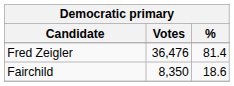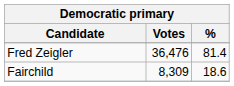(174, 72) 8,350 -> (174, 72) 8,309
